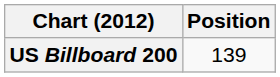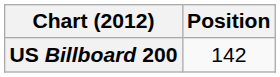(229, 54) 139 -> (229, 54) 142
